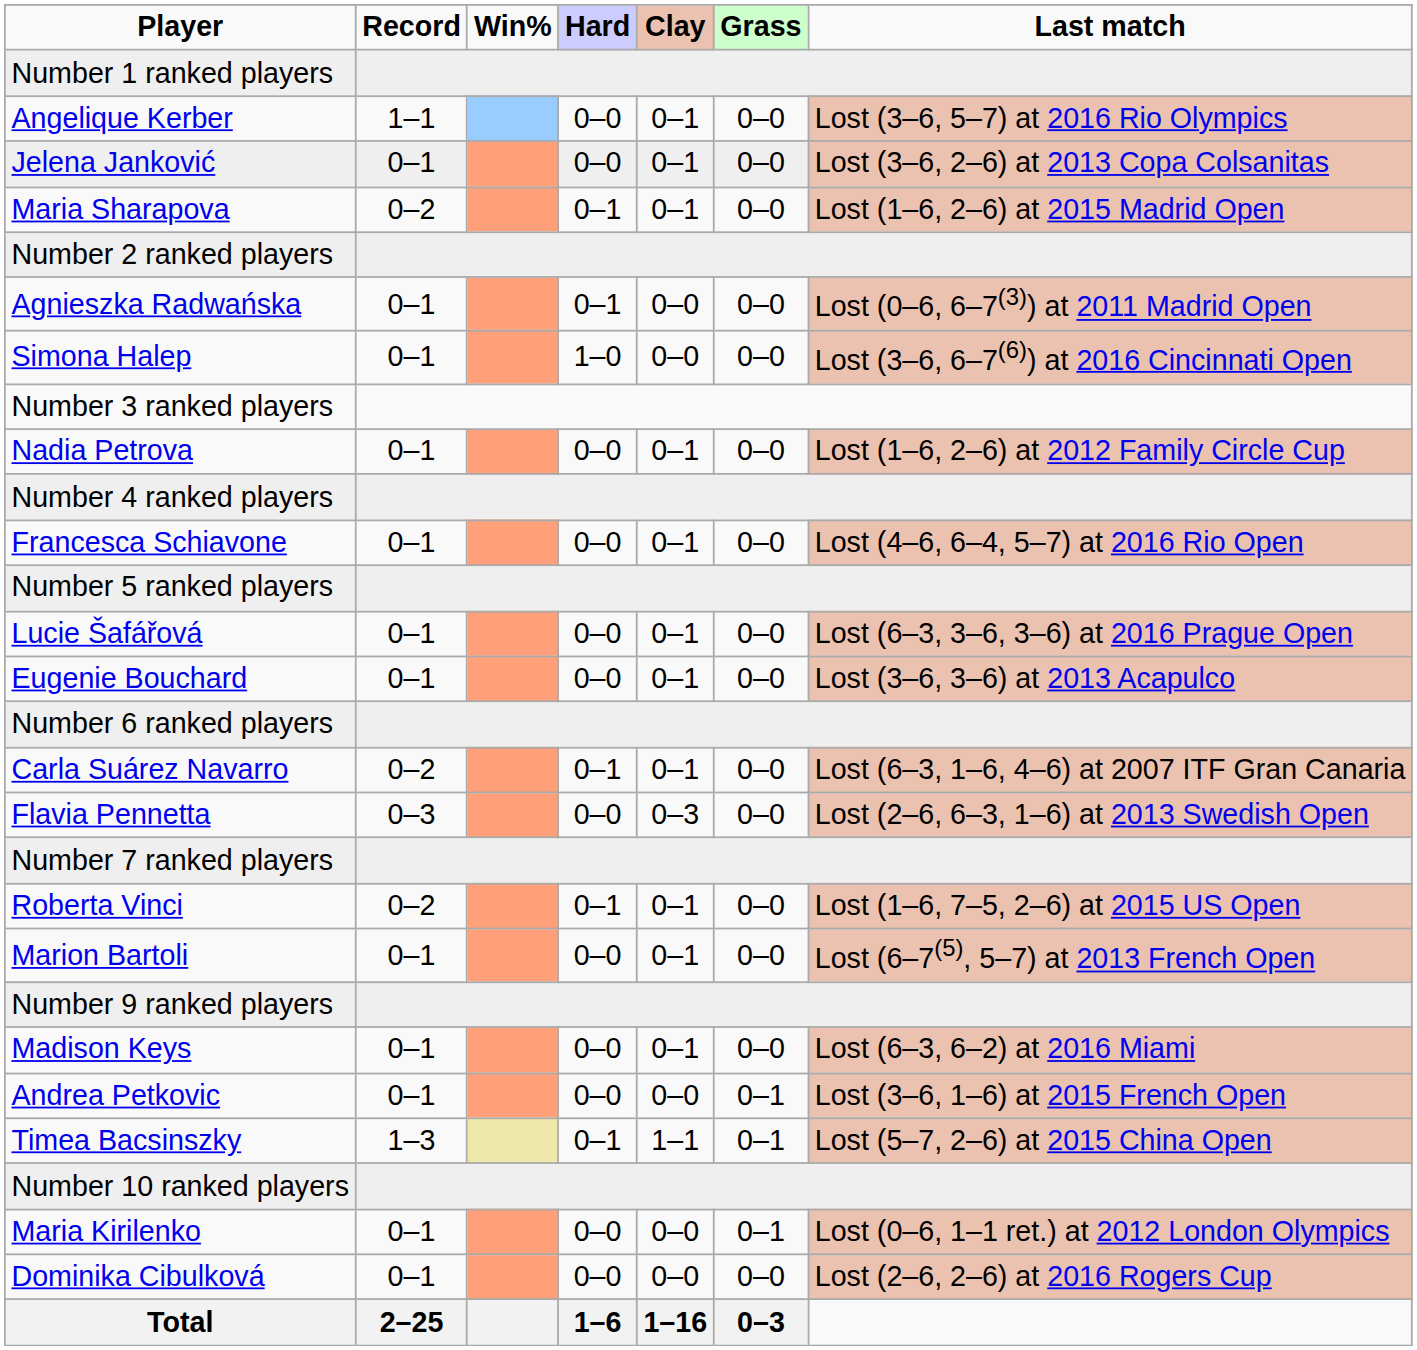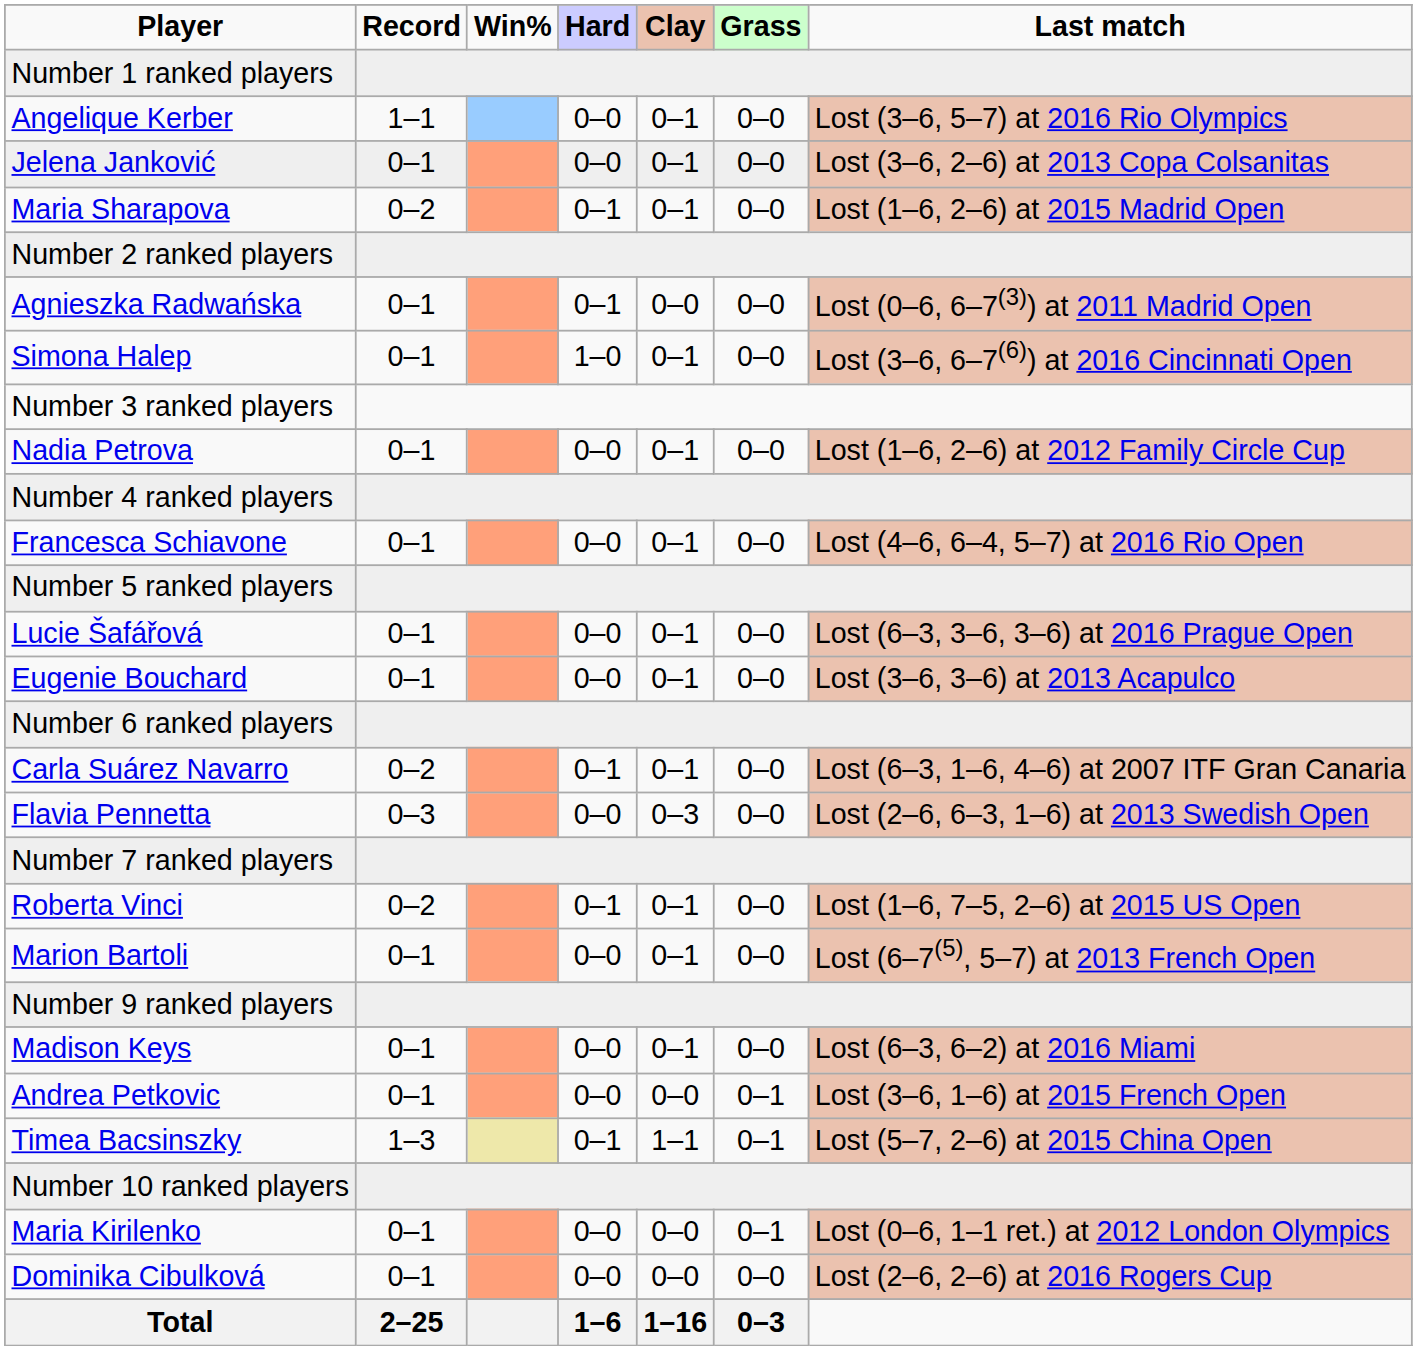(675, 356) 0–0 -> (675, 356) 0–1
